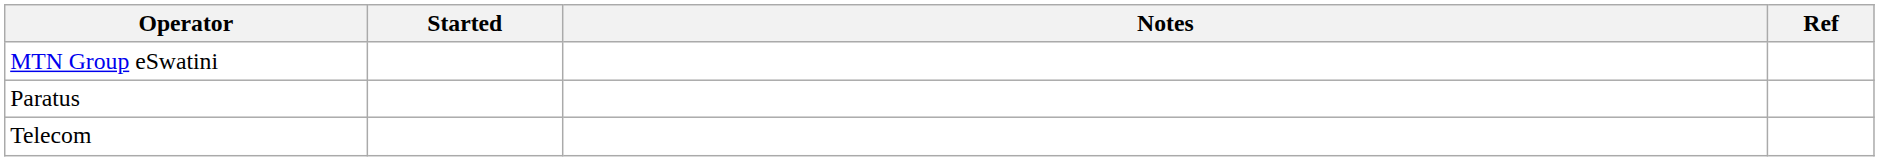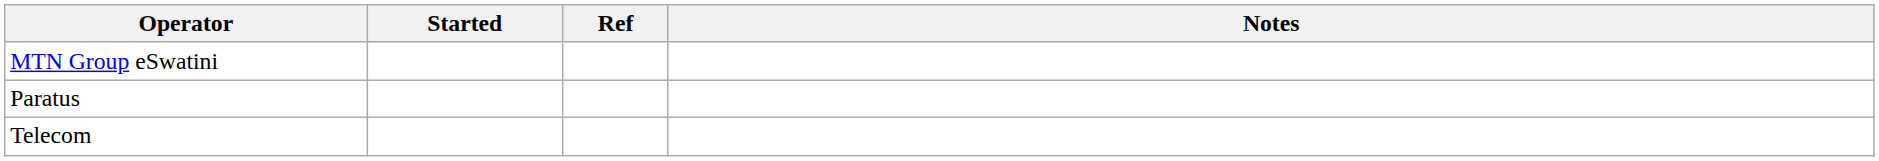columns swapped: (1165, 23) <-> (1821, 23)
